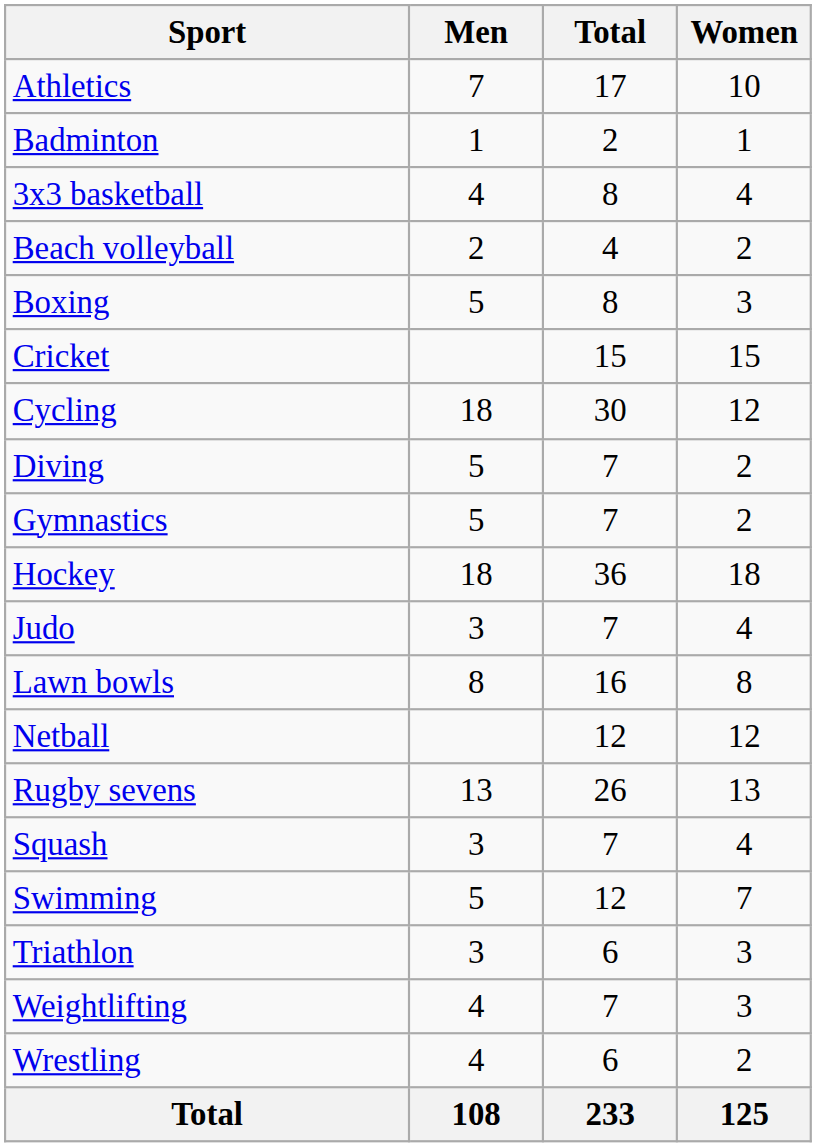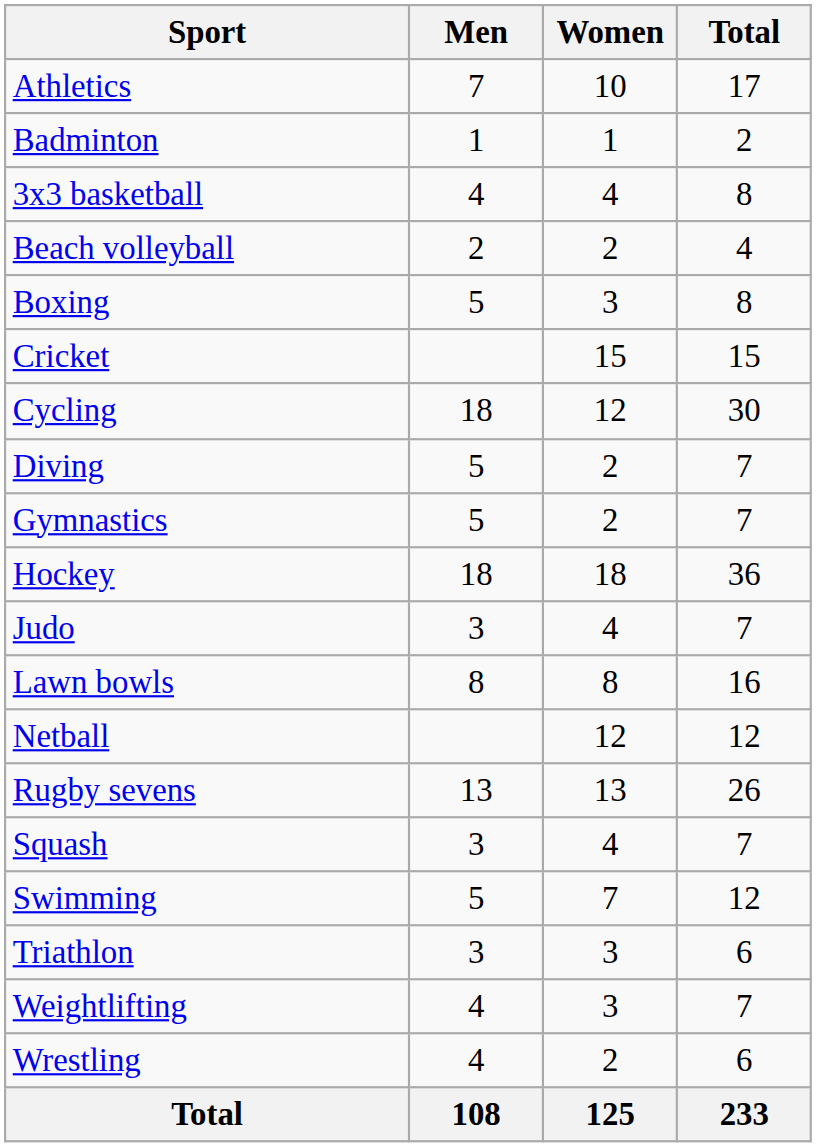columns swapped: (744, 31) <-> (610, 31)
